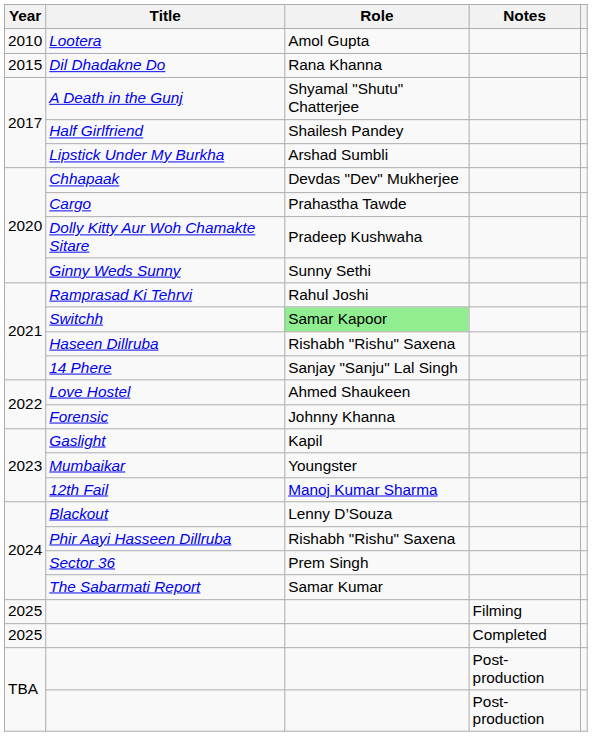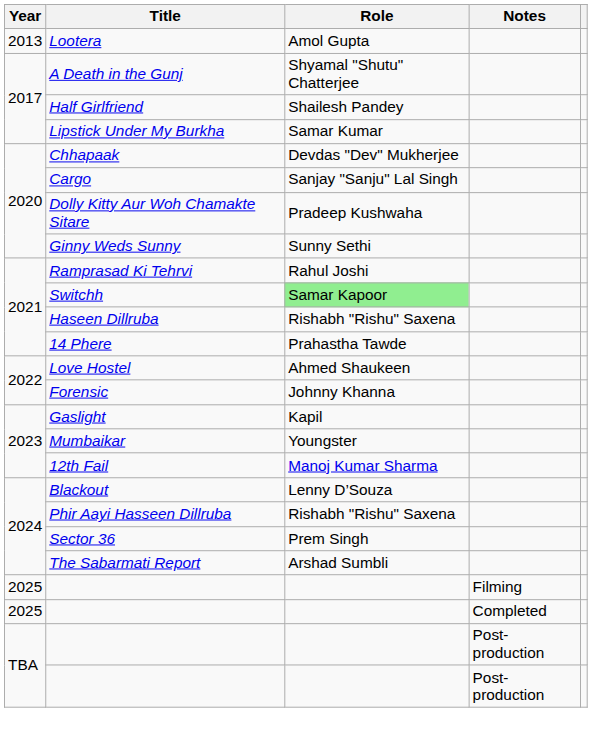(25, 41) 2010 -> (25, 41) 2013
- row: (107, 65)
(338, 155) Arshad Sumbli -> (336, 131) Samar Kumar
(347, 204) Prahastha Tawde -> (373, 180) Sanjay "Sanju" Lal Singh
(373, 367) Sanjay "Sanju" Lal Singh -> (347, 343) Prahastha Tawde
(336, 587) Samar Kumar -> (338, 562) Arshad Sumbli
